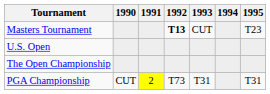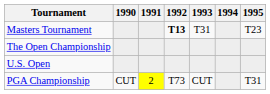(202, 30) CUT -> (202, 30) T31
rows swapped: (28, 47) <-> (59, 64)
(202, 81) T31 -> (202, 81) CUT
